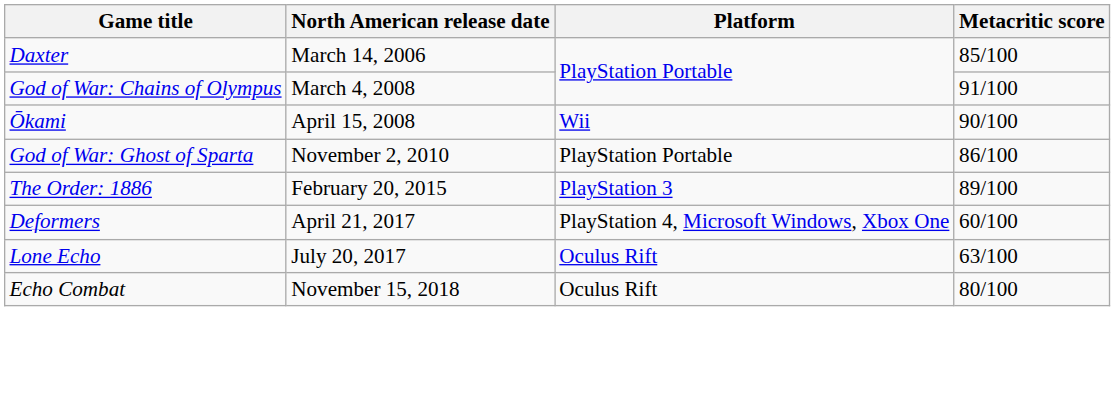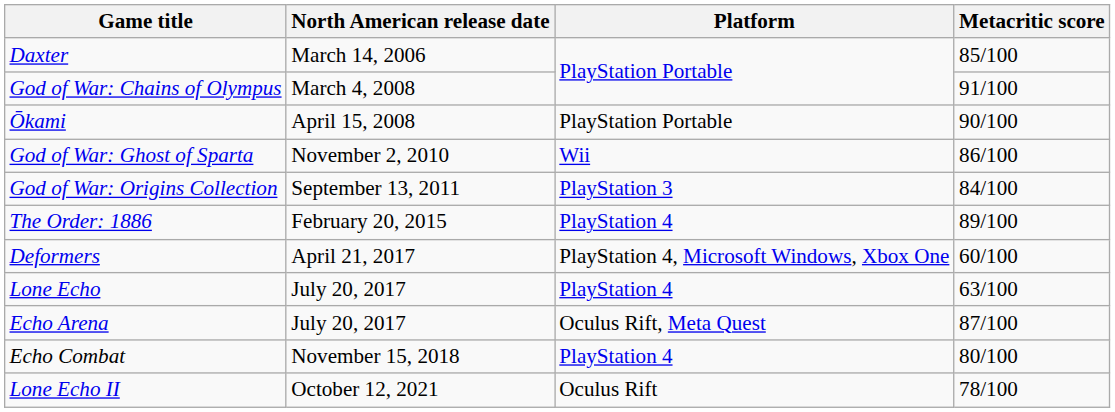(575, 121) Wii -> (646, 121) PlayStation Portable
(646, 155) PlayStation Portable -> (575, 155) Wii
+ row: (143, 188)
(616, 188) PlayStation 3 -> (616, 222) PlayStation 4
(608, 255) Oculus Rift -> (616, 289) PlayStation 4
+ row: (59, 322)
(608, 289) Oculus Rift -> (616, 356) PlayStation 4
+ row: (65, 389)
